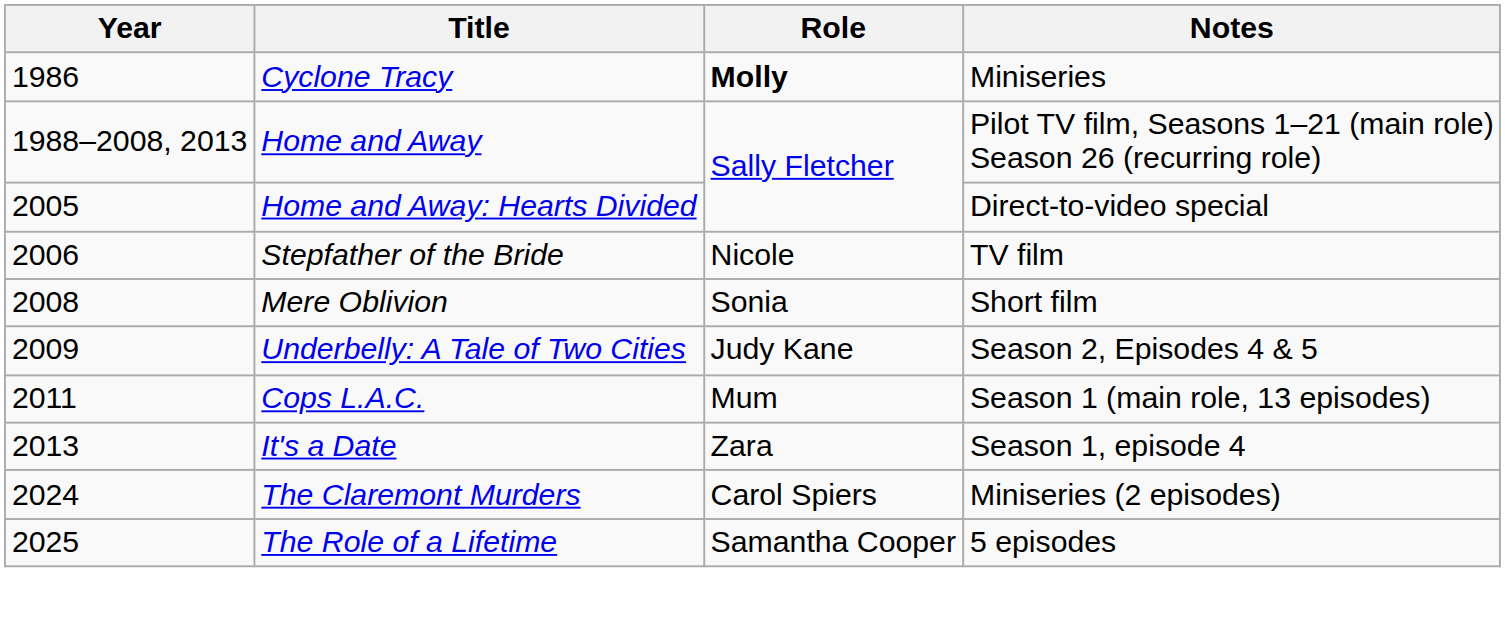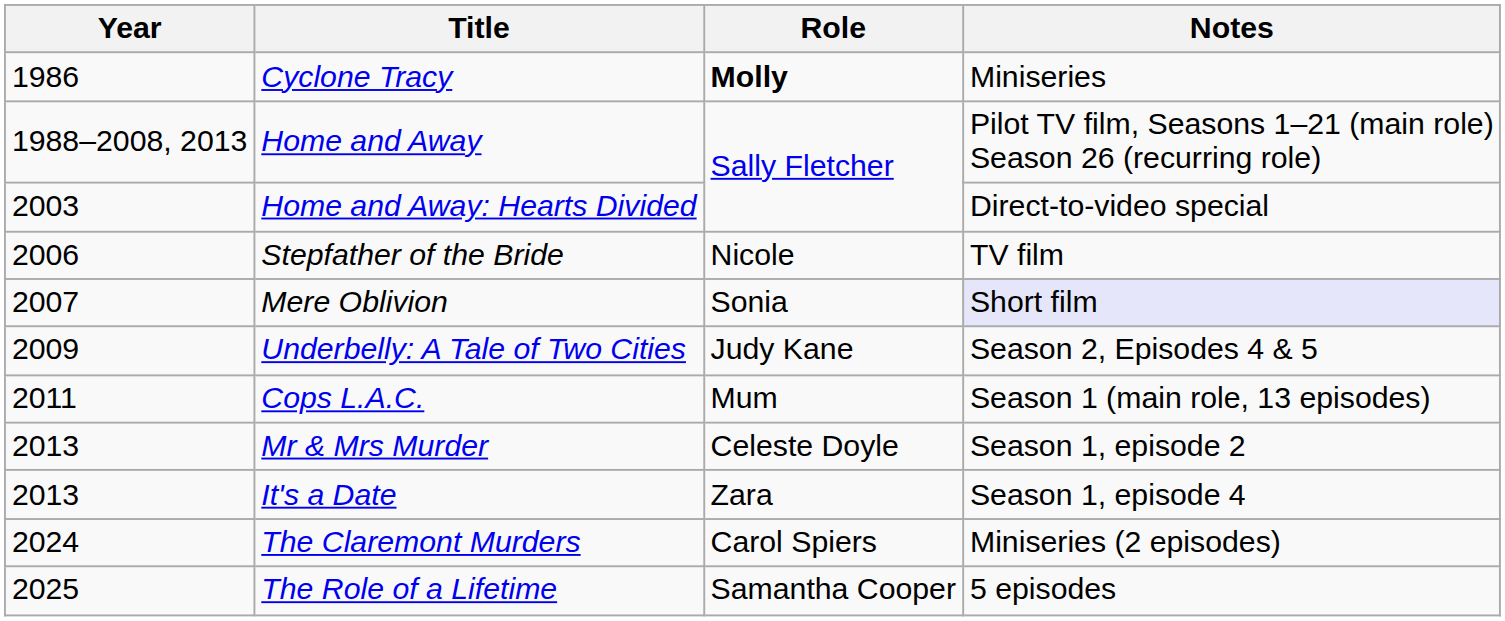(46, 206) 2005 -> (46, 206) 2003
(46, 302) 2008 -> (46, 302) 2007
(1034, 302) no background -> (1034, 302) lavender background
+ row: (375, 446)
